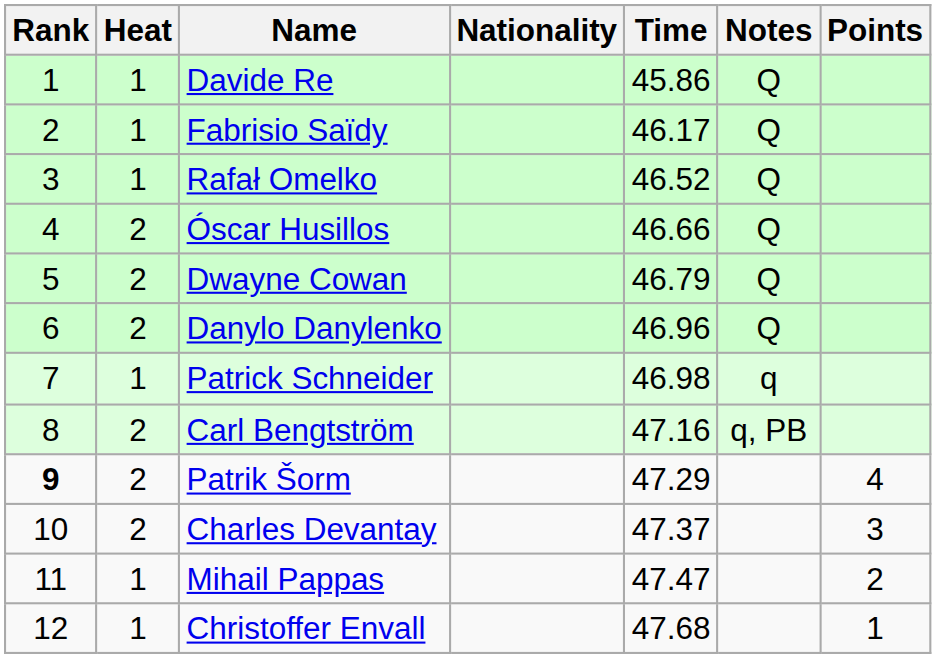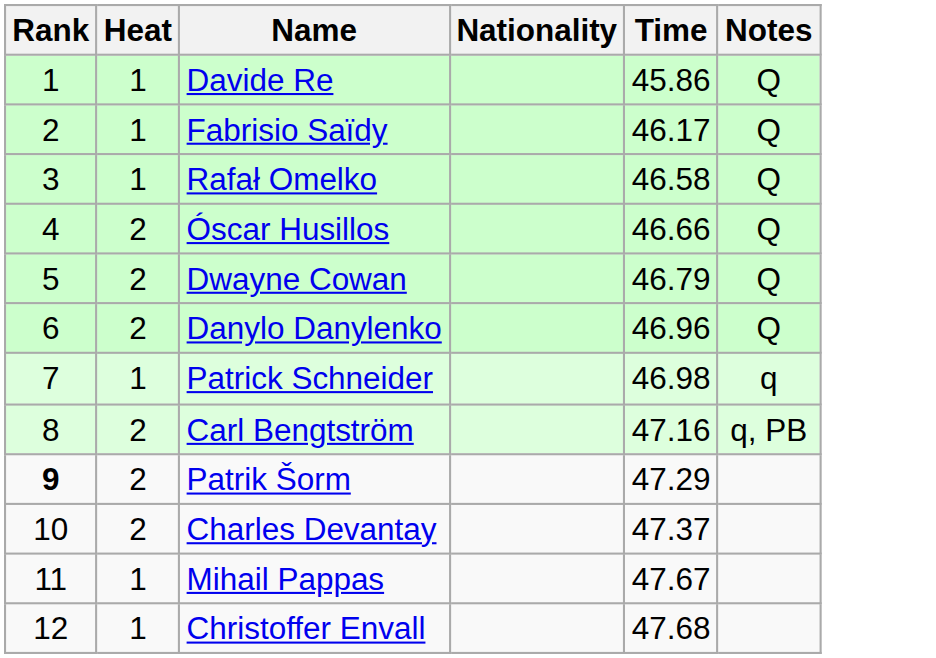- column: (875, 30)
(671, 180) 46.52 -> (671, 180) 46.58
(671, 578) 47.47 -> (671, 578) 47.67
